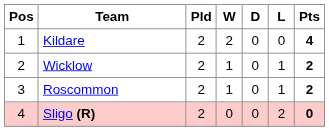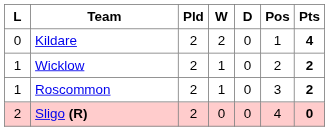columns swapped: (21, 16) <-> (281, 16)
